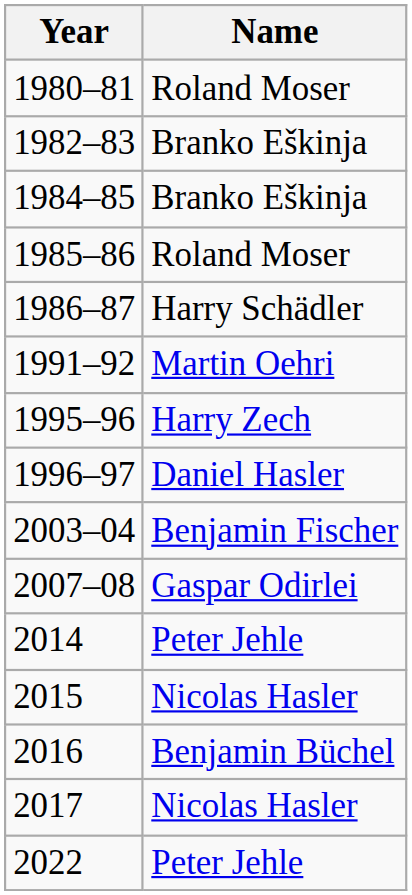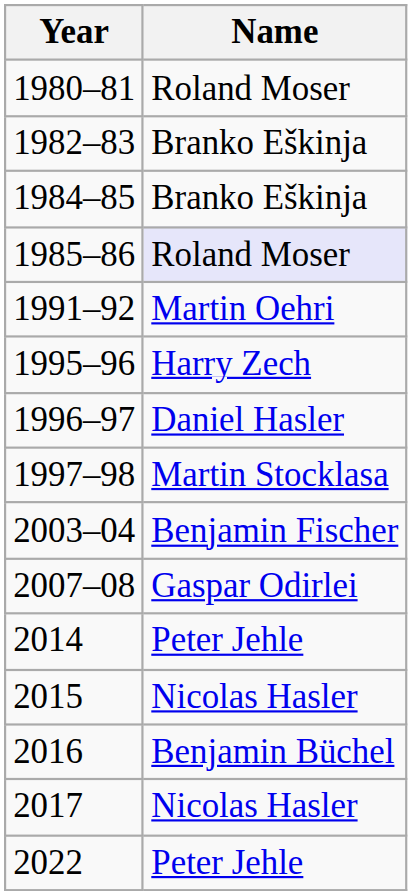(251, 253) no background -> (251, 253) lavender background
- row: (74, 308)
+ row: (74, 474)
